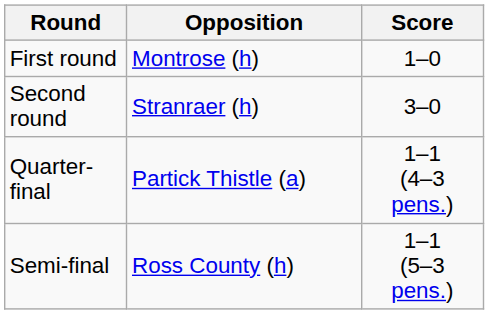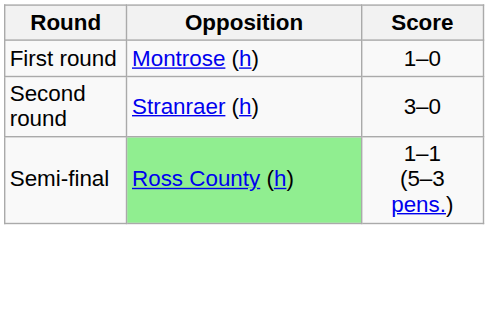- row: (51, 179)
(213, 265) no background -> (213, 179) lightgreen background
